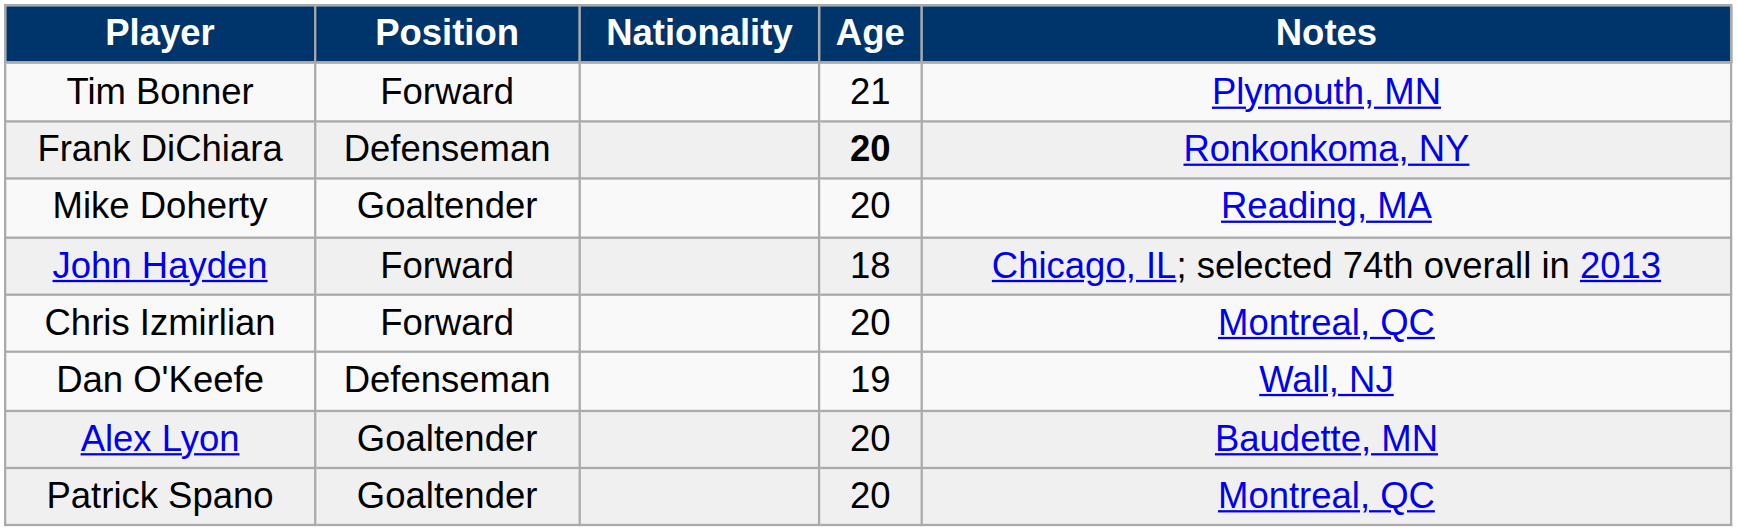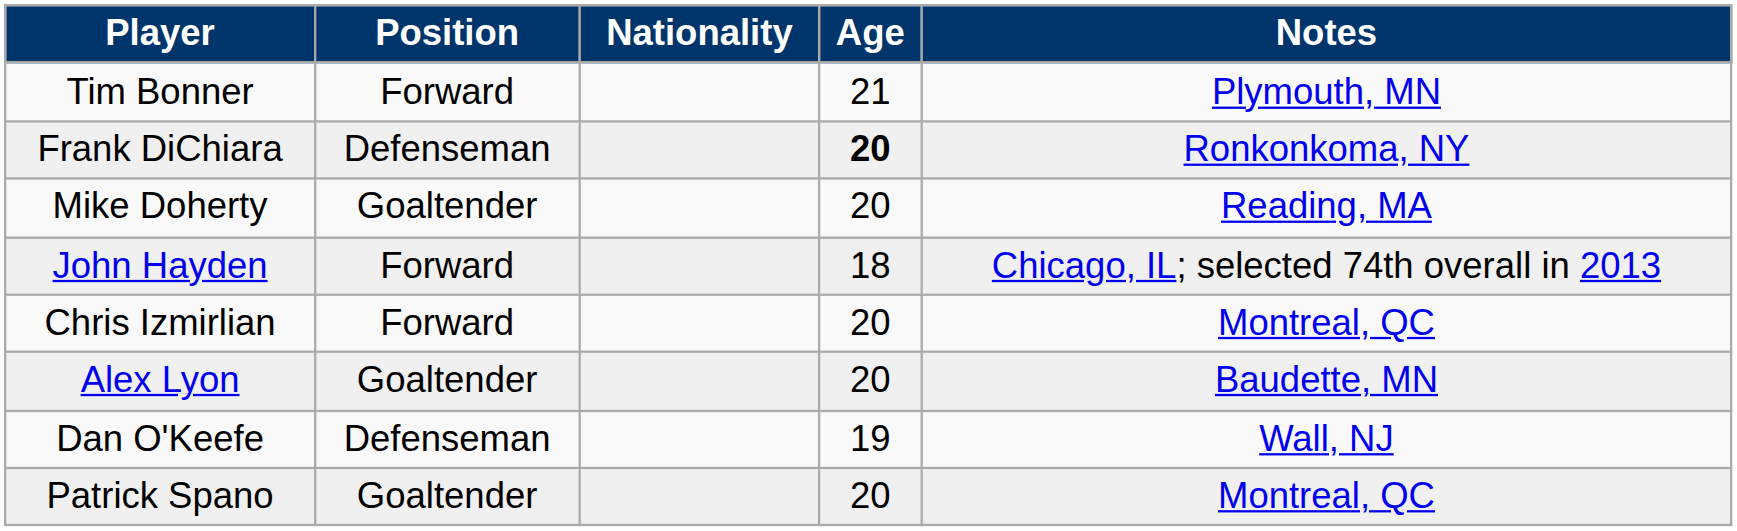rows swapped: (160, 438) <-> (160, 380)
